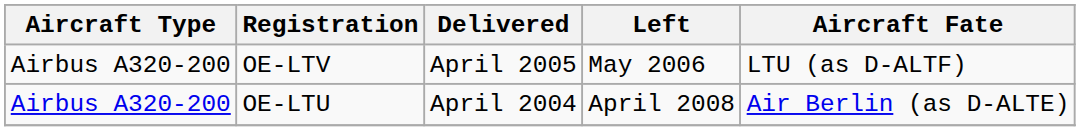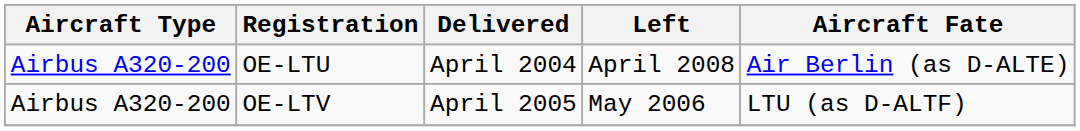rows swapped: (286, 105) <-> (286, 65)
